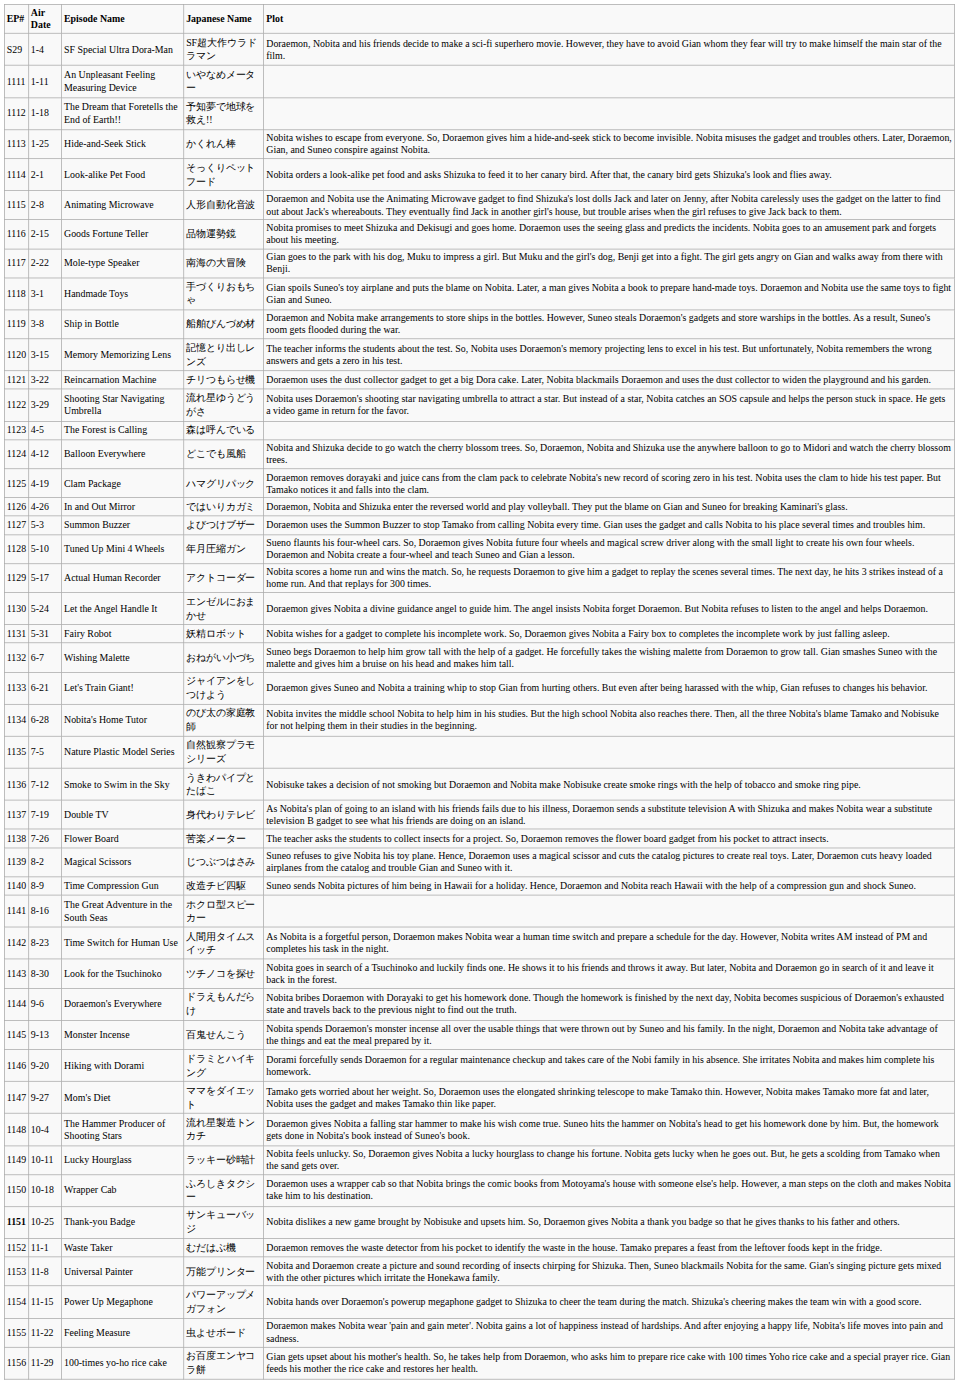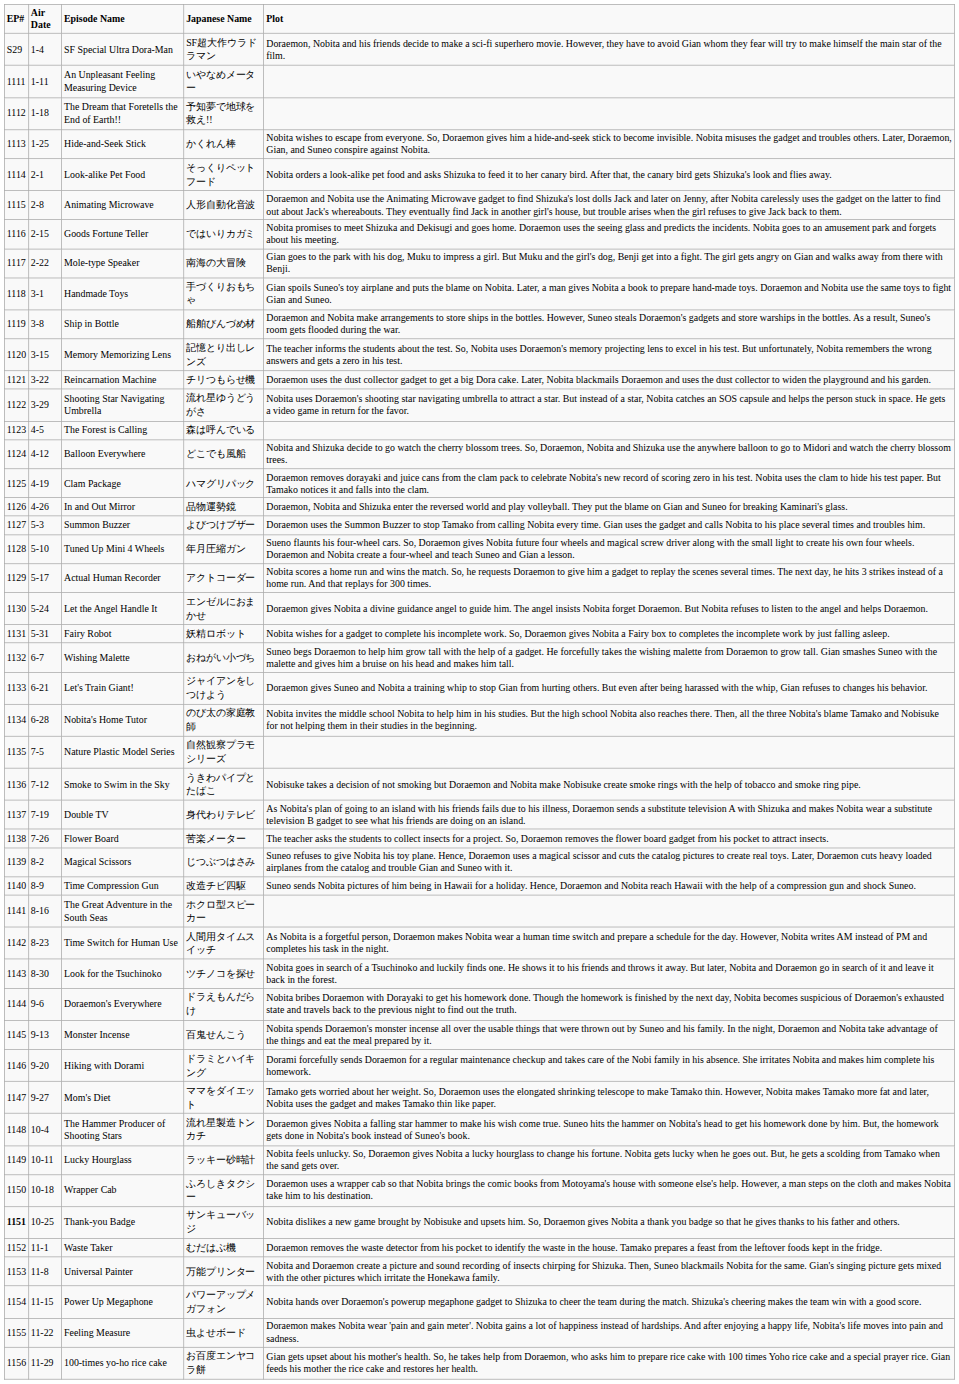(211, 234) 品物運勢鏡 -> (221, 234) ではいりカガミ
(221, 507) ではいりカガミ -> (211, 507) 品物運勢鏡
